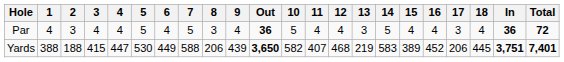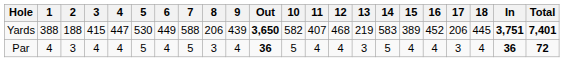rows swapped: (21, 48) <-> (21, 30)
